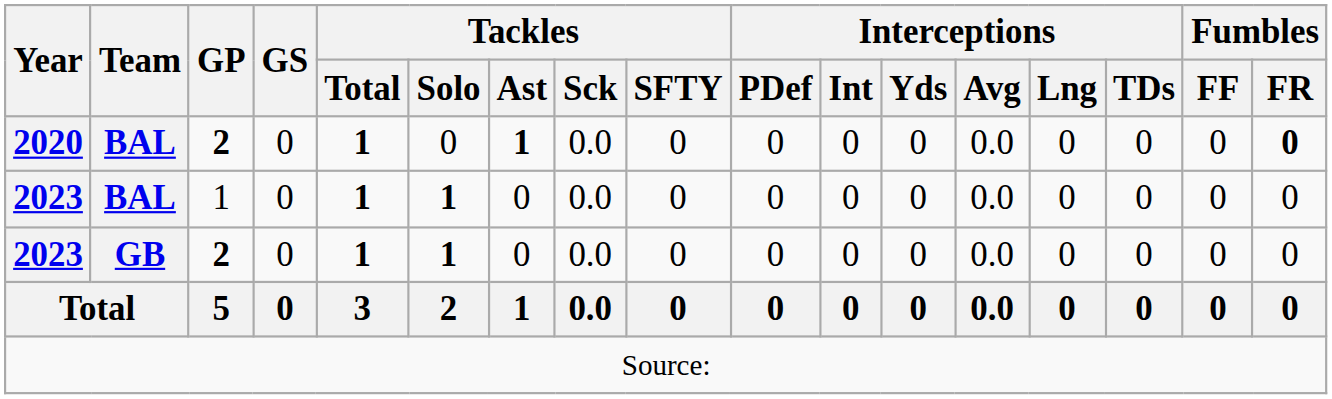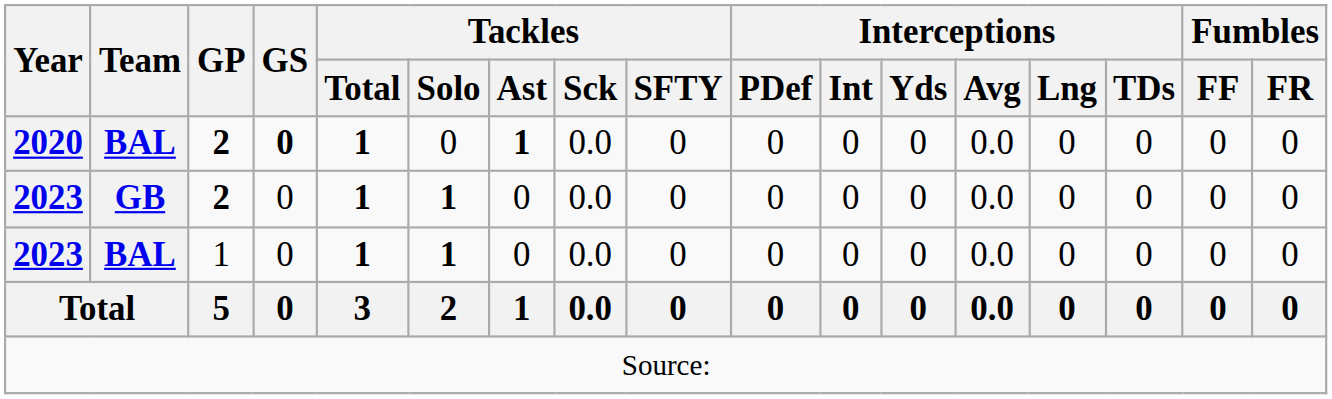(285, 142) normal -> (285, 142) bold
(1290, 142) bold -> (1290, 142) normal
rows swapped: (48, 198) <-> (48, 253)
